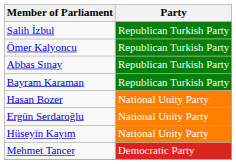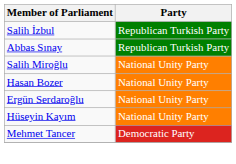- row: (42, 47)
- row: (45, 82)
+ row: (37, 64)
